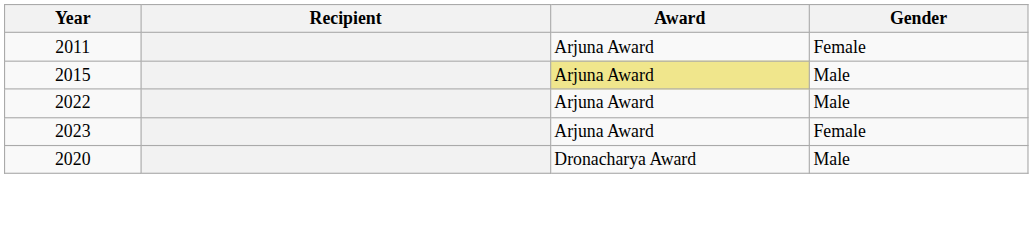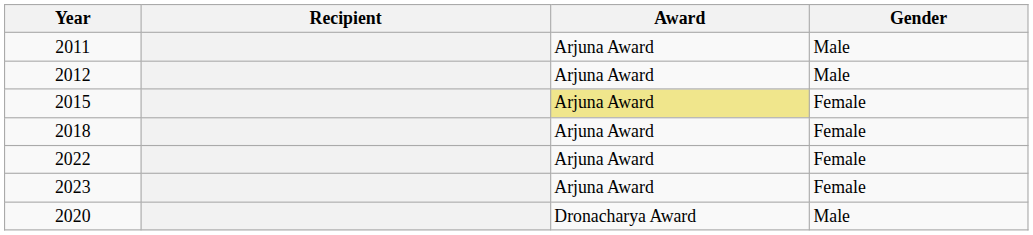(840, 46) Female -> (832, 46) Male
+ row: (73, 74)
(832, 74) Male -> (840, 103) Female
+ row: (73, 131)
(832, 103) Male -> (840, 159) Female
